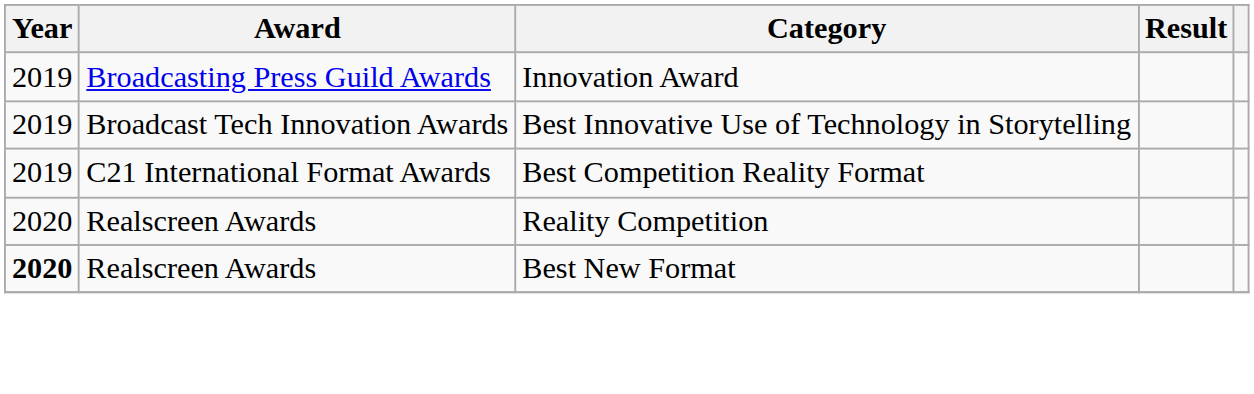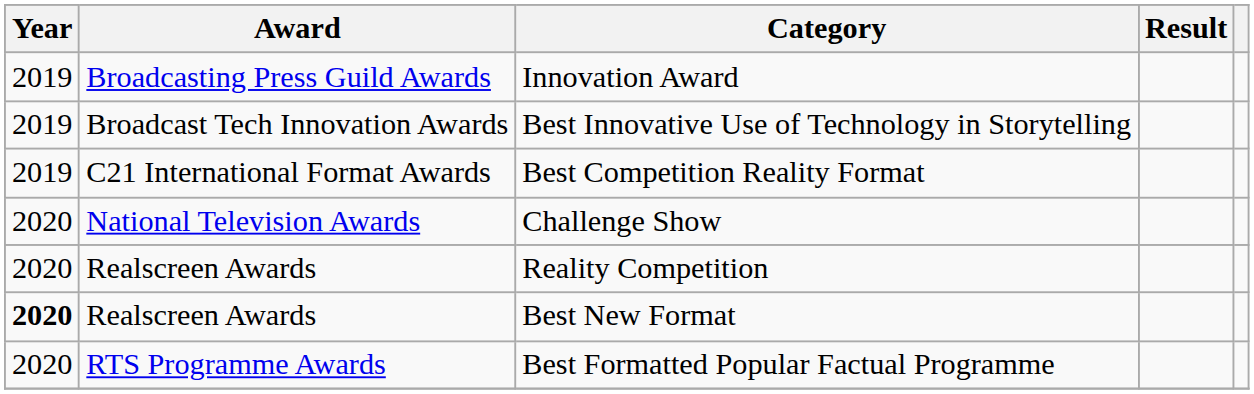+ row: (622, 220)
+ row: (789, 364)
